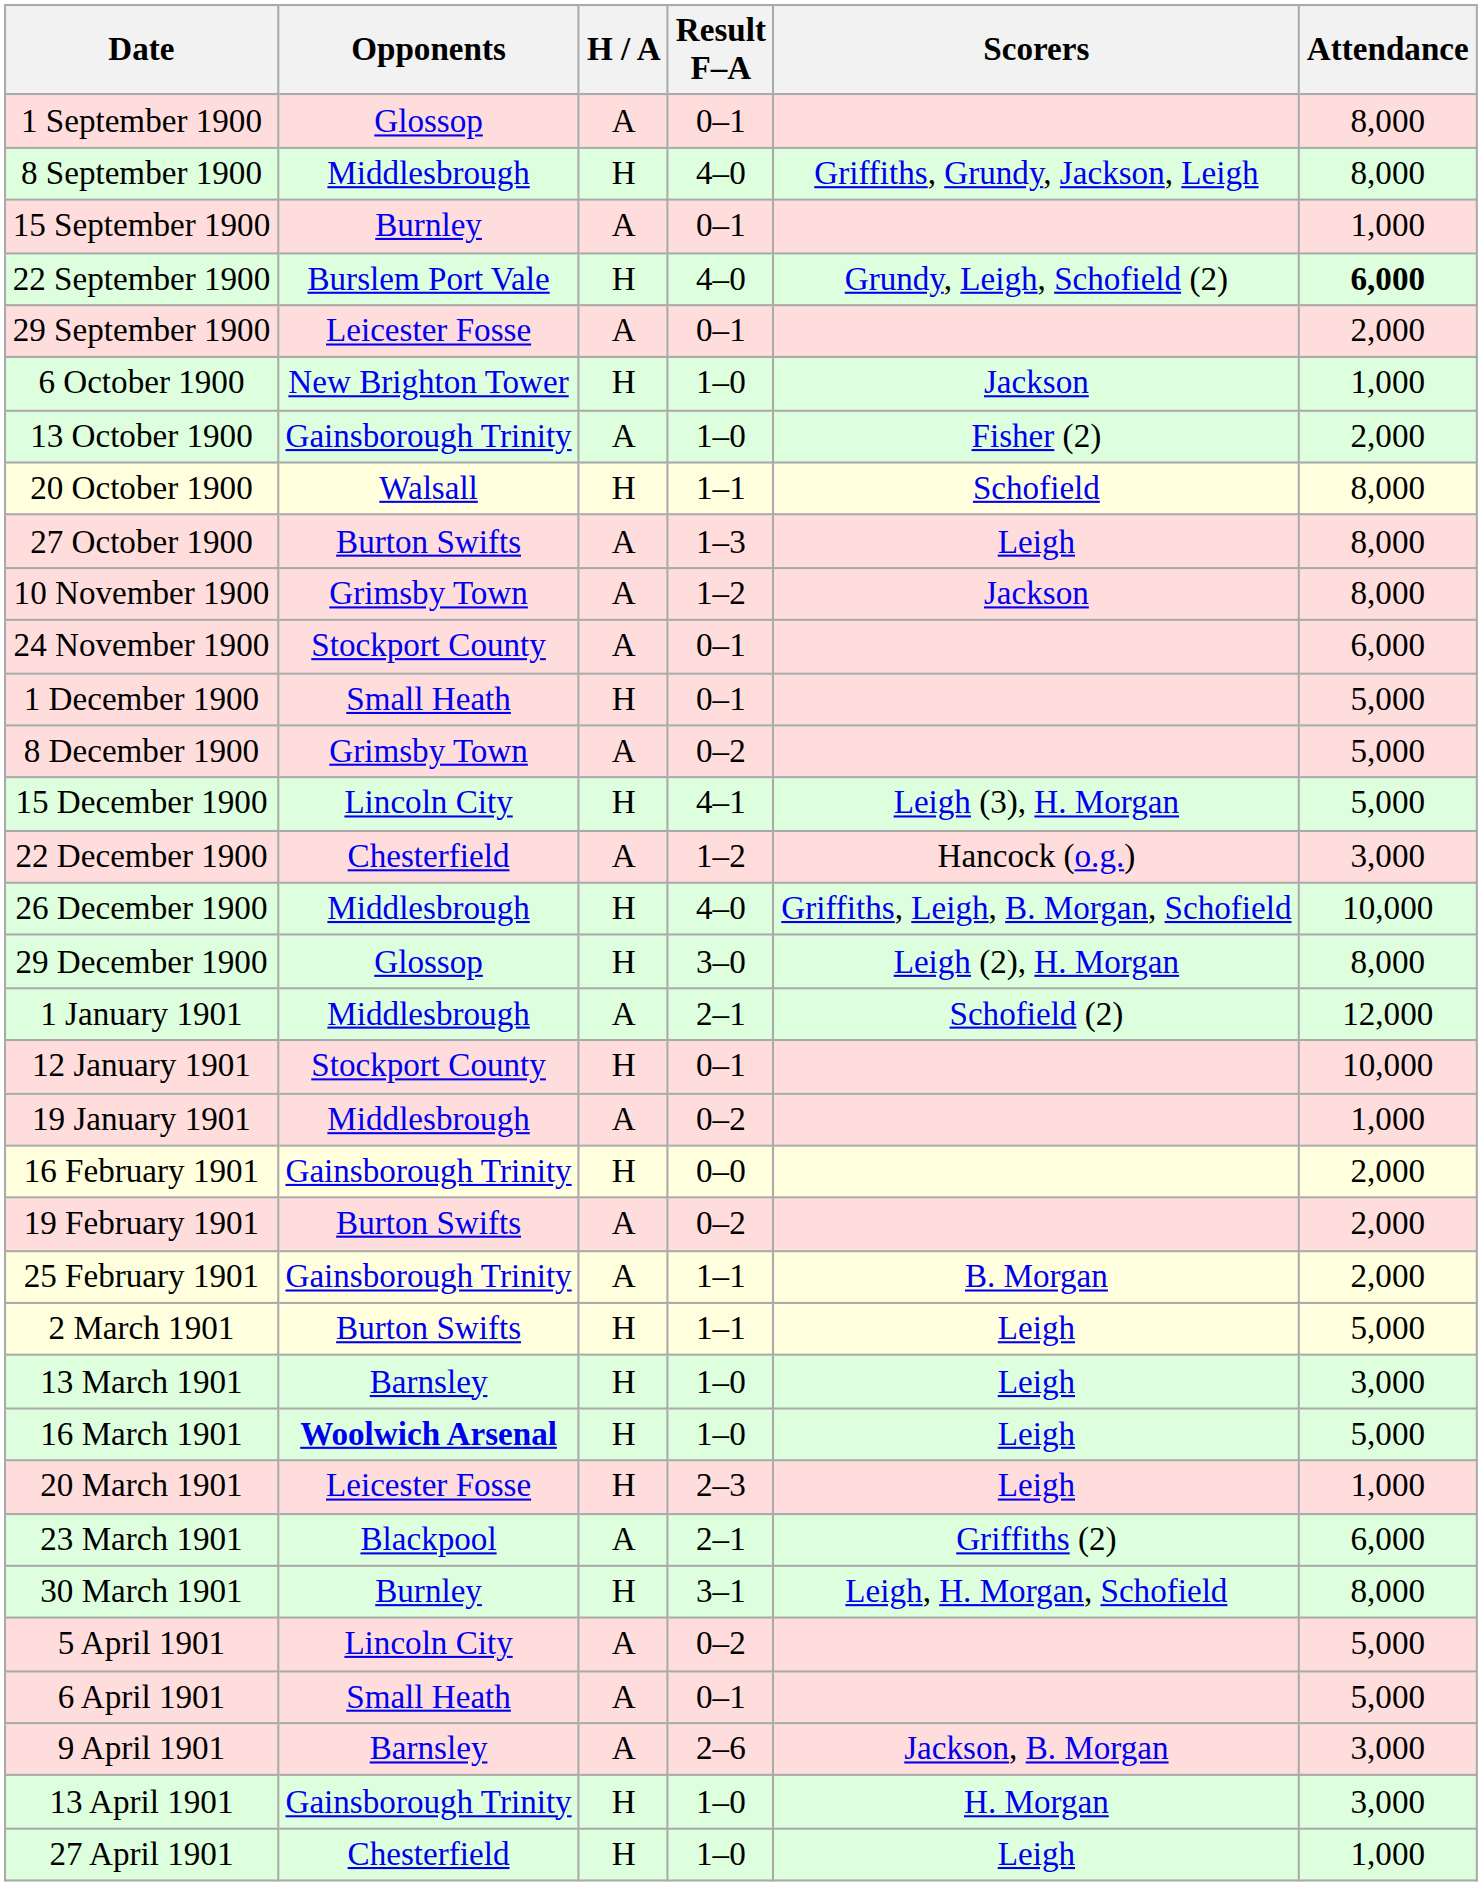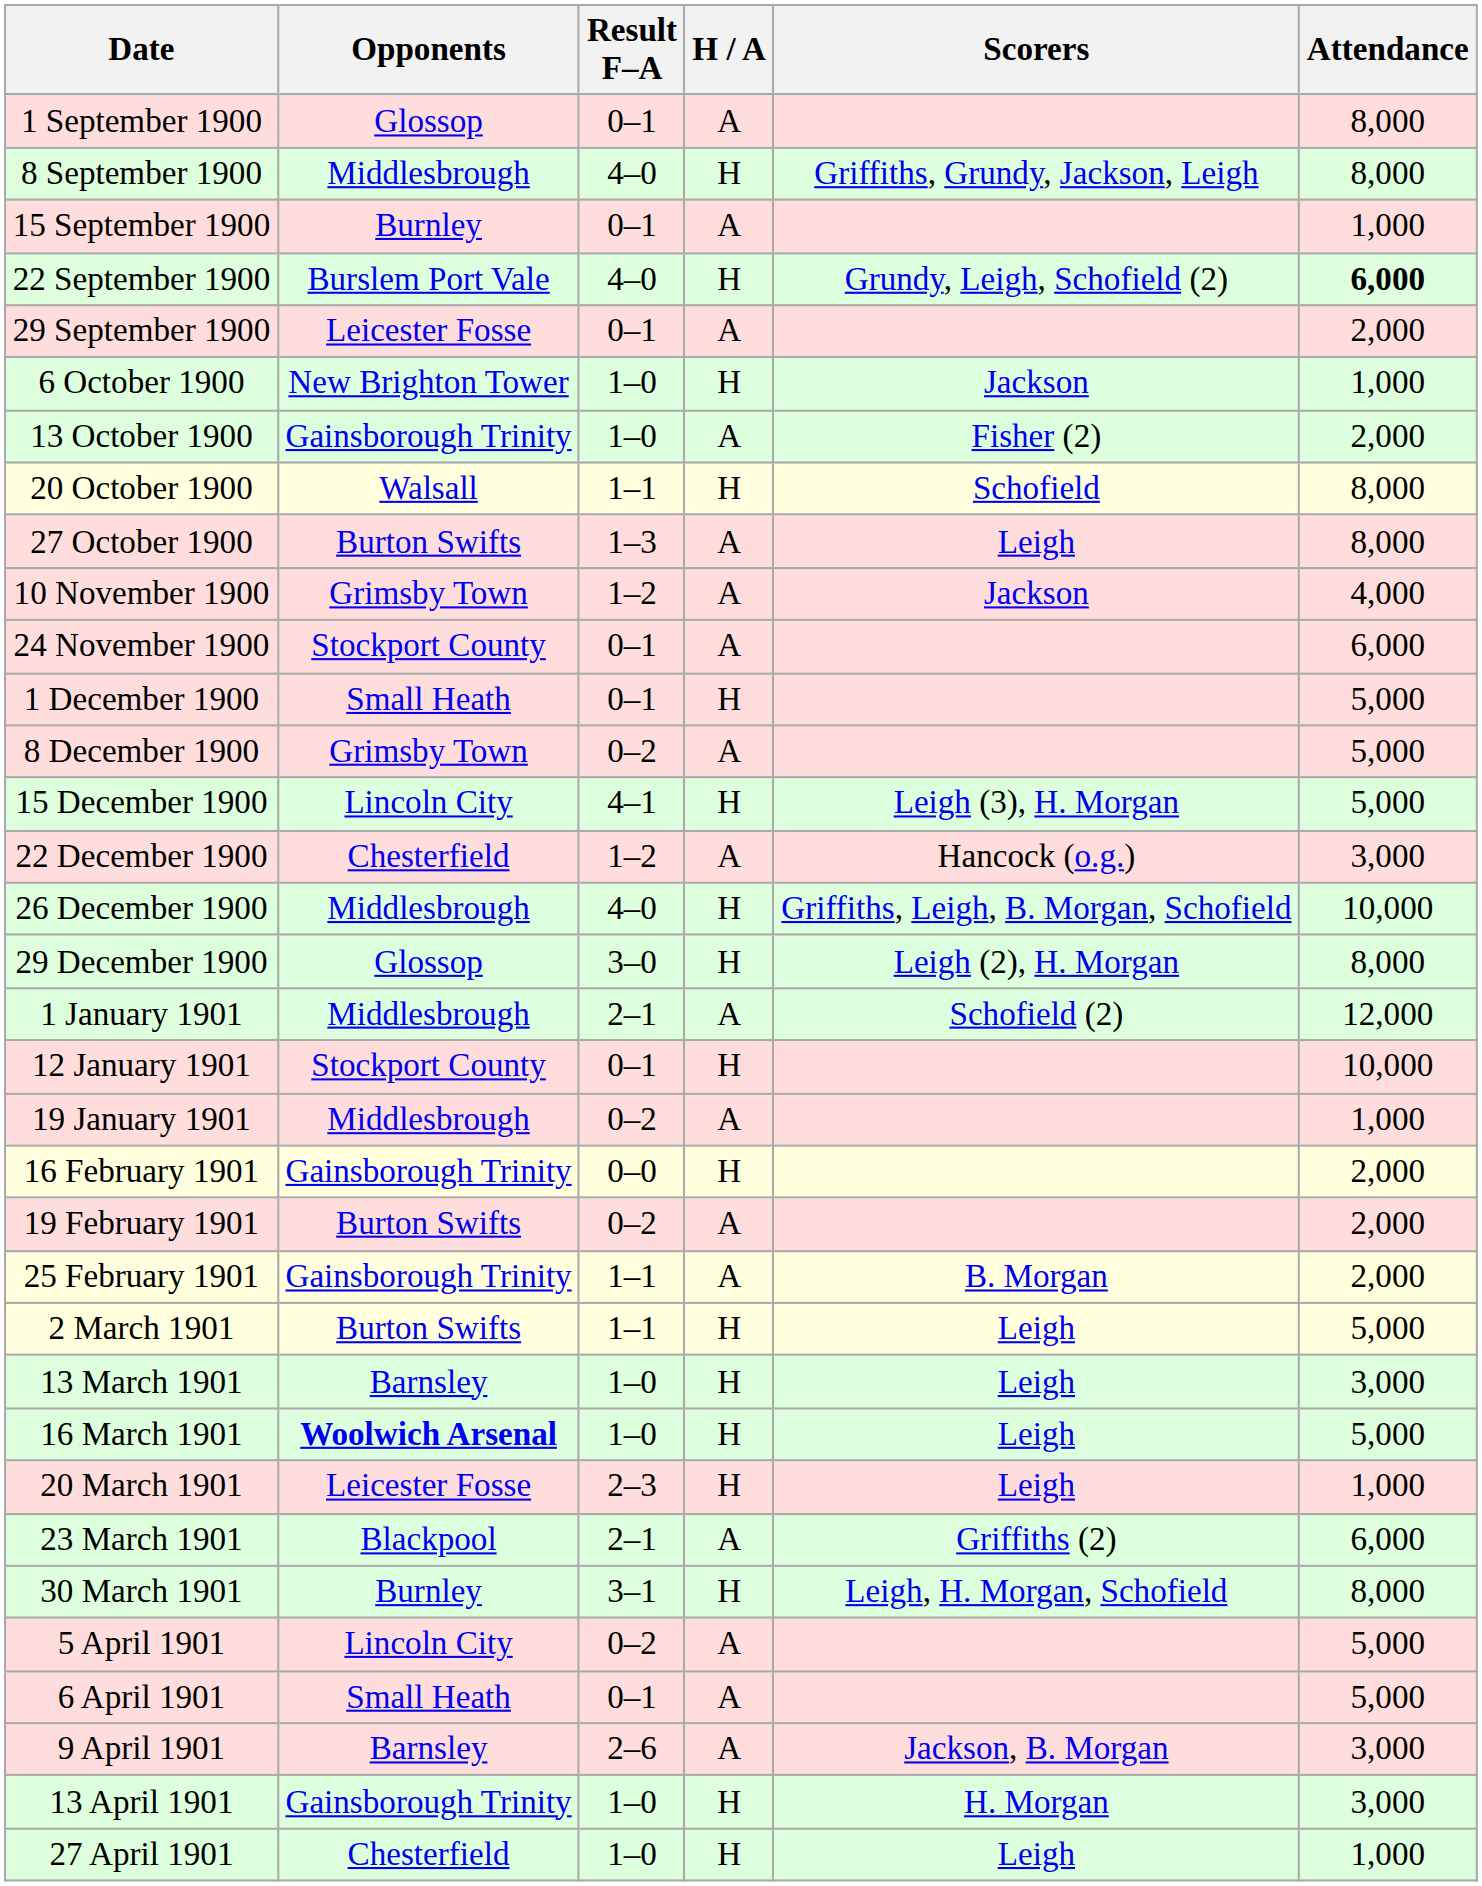columns swapped: (624, 49) <-> (721, 49)
(1388, 593) 8,000 -> (1388, 593) 4,000
